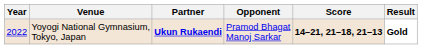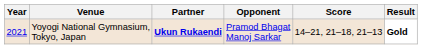(17, 32) 2022 -> (17, 32) 2021
(339, 32) bold -> (339, 32) normal
